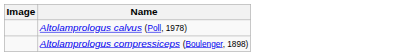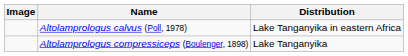+ column: (327, 12)
